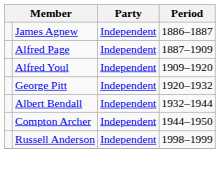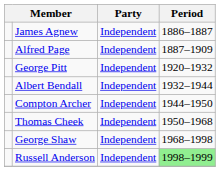- row: (42, 67)
+ row: (49, 121)
+ row: (46, 139)
(187, 139) no background -> (187, 157) lightgreen background
